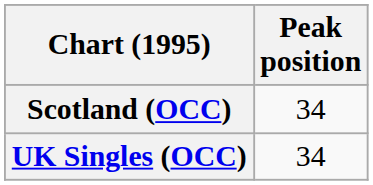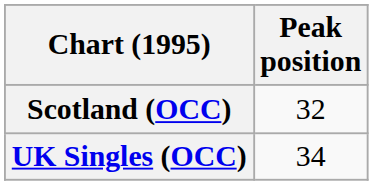(311, 108) 34 -> (311, 108) 32
